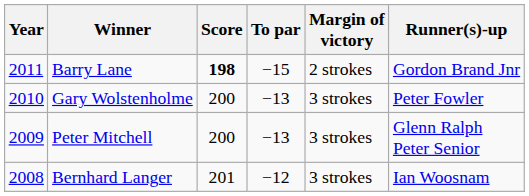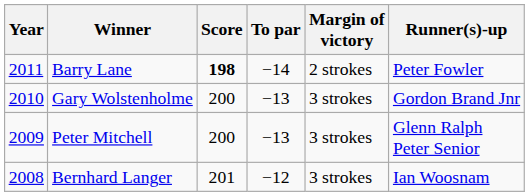(276, 69) −15 -> (276, 69) −14
(457, 69) Gordon Brand Jnr -> (438, 69) Peter Fowler
(438, 98) Peter Fowler -> (457, 98) Gordon Brand Jnr
